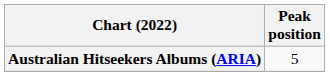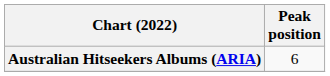(295, 58) 5 -> (295, 58) 6
